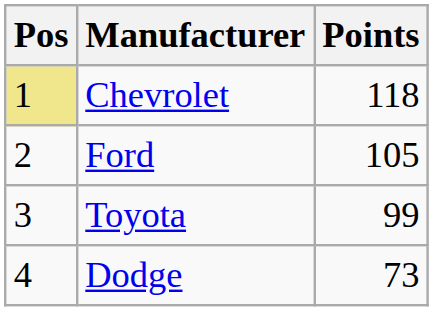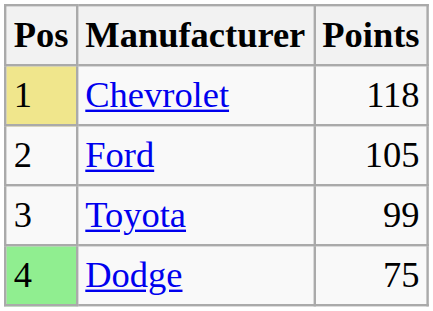(23, 275) no background -> (23, 275) lightgreen background
(401, 275) 73 -> (401, 275) 75
